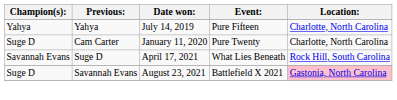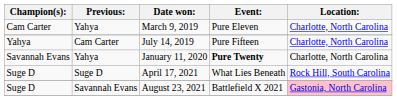+ row: (170, 27)
(86, 27) Yahya -> (96, 42) Cam Carter
(21, 42) Suge D -> (38, 57) Savannah Evans
(96, 42) Cam Carter -> (86, 57) Yahya
(236, 42) normal -> (238, 57) bold
(38, 57) Savannah Evans -> (21, 73) Suge D
